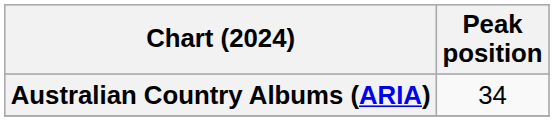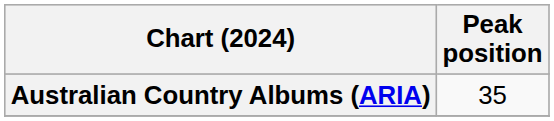(492, 94) 34 -> (492, 94) 35
